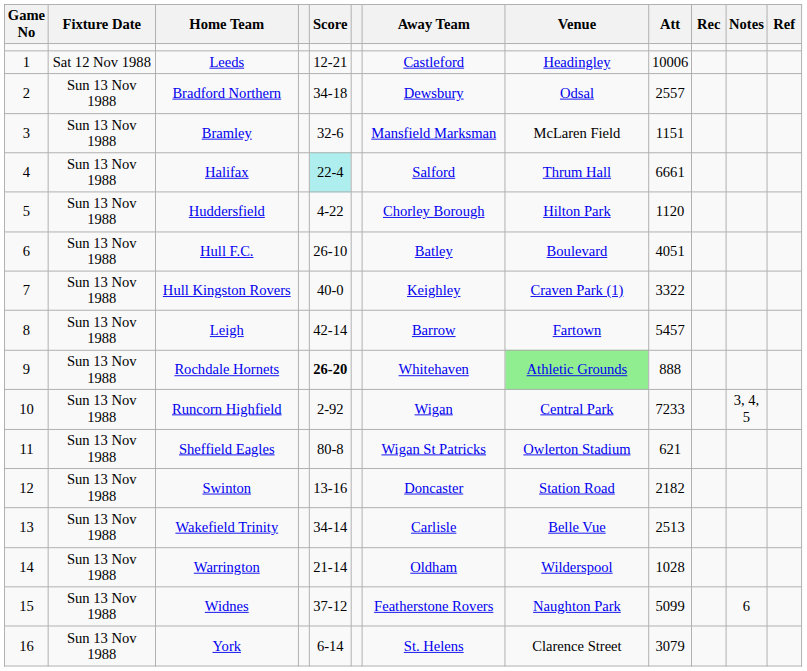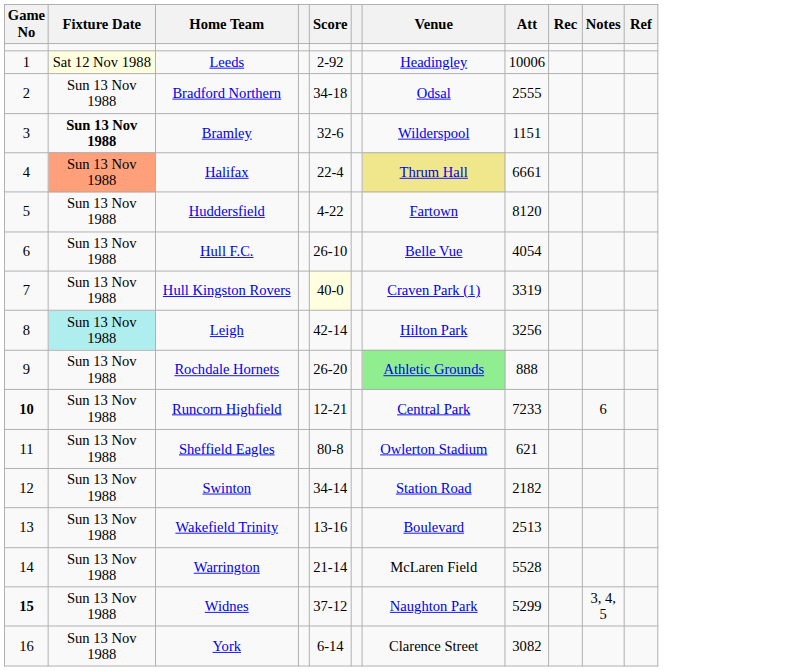- column: (434, 24)
(102, 62) no background -> (102, 62) lightyellow background
(330, 62) 12-21 -> (330, 62) 2-92
(670, 93) 2557 -> (527, 93) 2555
(102, 132) normal -> (102, 132) bold
(577, 132) McLaren Field -> (434, 132) Wilderspool
(102, 172) no background -> (102, 172) lightsalmon background
(330, 172) paleturquoise background -> (330, 172) no background
(577, 172) no background -> (434, 172) khaki background
(577, 211) Hilton Park -> (434, 211) Fartown
(670, 211) 1120 -> (527, 211) 8120
(577, 251) Boulevard -> (434, 251) Belle Vue
(670, 251) 4051 -> (527, 251) 4054
(330, 290) no background -> (330, 290) lightyellow background
(670, 290) 3322 -> (527, 290) 3319
(102, 330) no background -> (102, 330) paleturquoise background
(577, 330) Fartown -> (434, 330) Hilton Park
(670, 330) 5457 -> (527, 330) 3256
(330, 369) bold -> (330, 369) normal
(26, 409) normal -> (26, 409) bold
(330, 409) 2-92 -> (330, 409) 12-21
(746, 409) 3, 4, 5 -> (603, 409) 6
(330, 488) 13-16 -> (330, 488) 34-14
(330, 527) 34-14 -> (330, 527) 13-16
(577, 527) Belle Vue -> (434, 527) Boulevard
(577, 567) Wilderspool -> (434, 567) McLaren Field
(670, 567) 1028 -> (527, 567) 5528
(26, 606) normal -> (26, 606) bold
(670, 606) 5099 -> (527, 606) 5299
(746, 606) 6 -> (603, 606) 3, 4, 5
(670, 646) 3079 -> (527, 646) 3082
